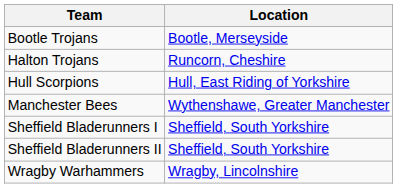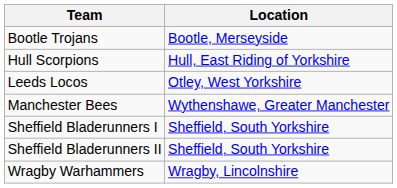- row: (53, 60)
+ row: (48, 82)
